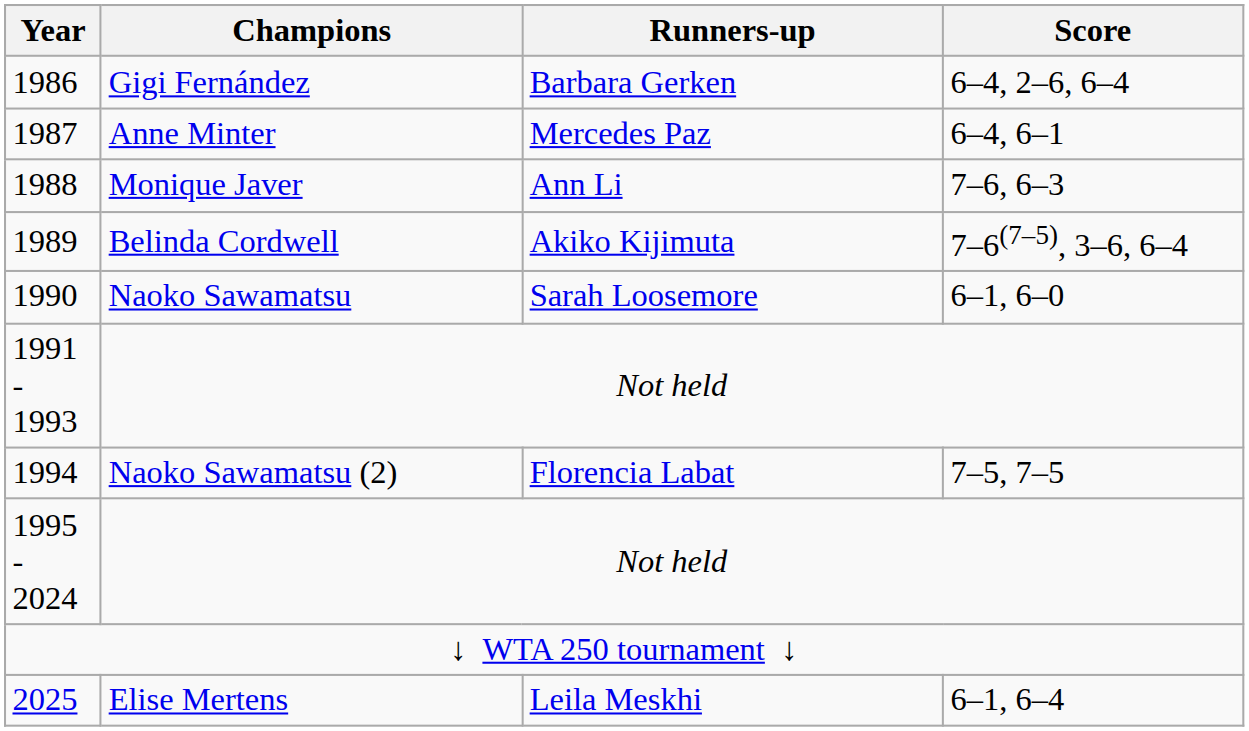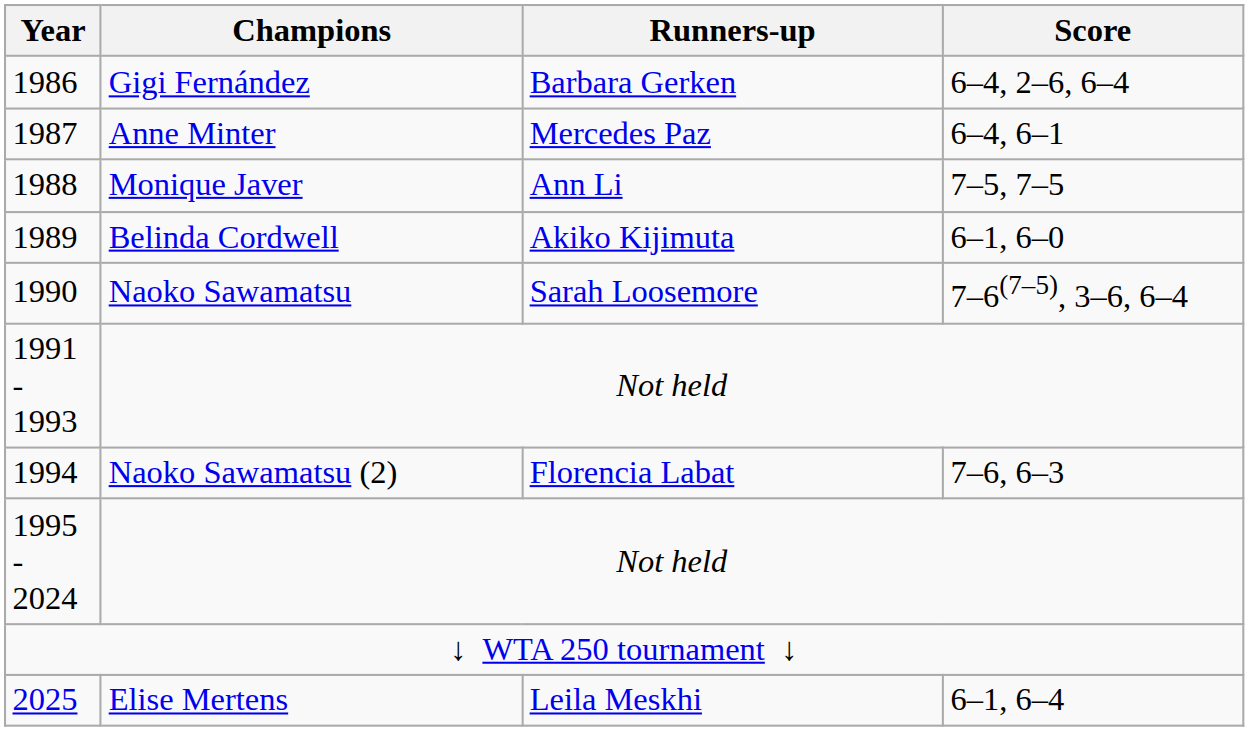(1007, 184) 7–6, 6–3 -> (1007, 184) 7–5, 7–5
(1069, 240) 7–6(7–5), 3–6, 6–4 -> (1007, 236) 6–1, 6–0
(1007, 296) 6–1, 6–0 -> (1069, 292) 7–6(7–5), 3–6, 6–4
(1007, 472) 7–5, 7–5 -> (1007, 472) 7–6, 6–3
